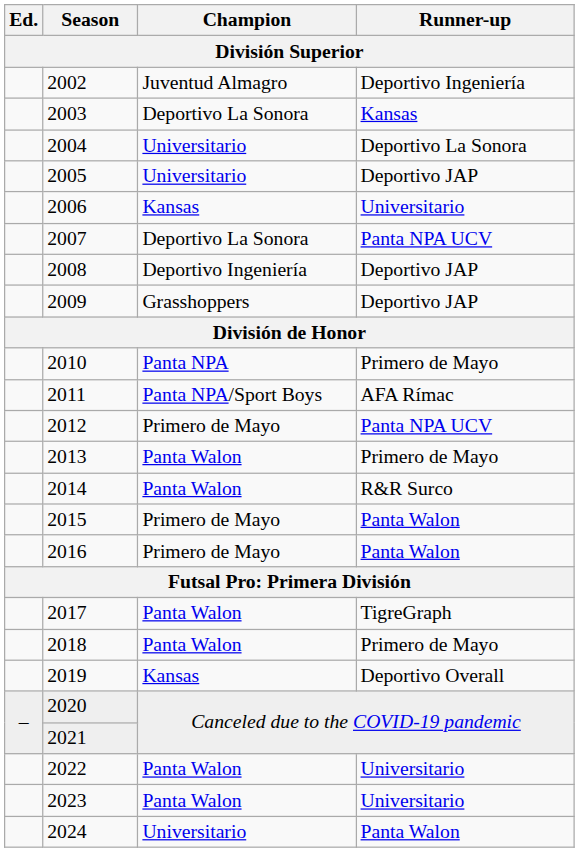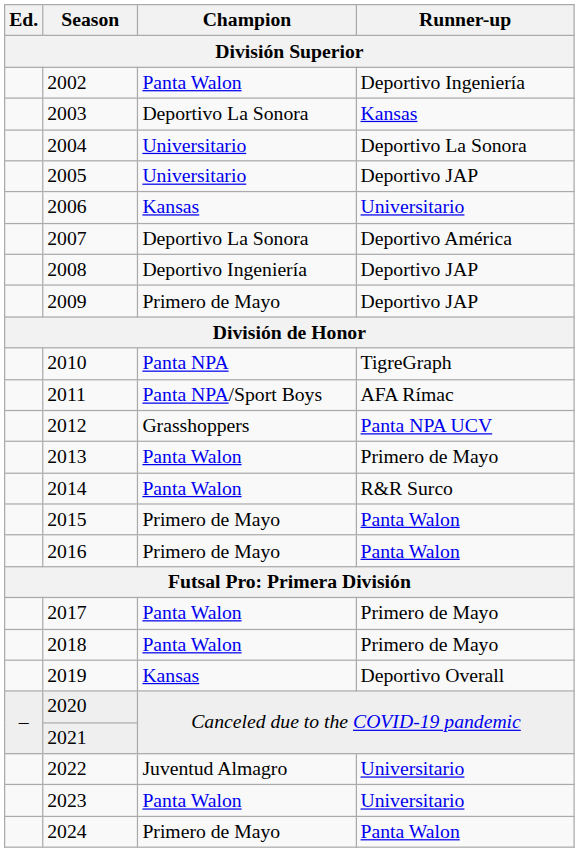(215, 82) Juventud Almagro -> (192, 82) Panta Walon
(426, 238) Panta NPA UCV -> (436, 238) Deportivo América
(196, 301) Grasshoppers -> (211, 301) Primero de Mayo
(429, 363) Primero de Mayo -> (406, 363) TigreGraph
(211, 425) Primero de Mayo -> (196, 425) Grasshoppers
(406, 613) TigreGraph -> (429, 613) Primero de Mayo
(192, 769) Panta Walon -> (215, 769) Juventud Almagro
(194, 831) Universitario -> (211, 831) Primero de Mayo
